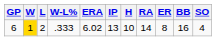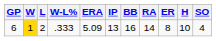columns swapped: (129, 12) <-> (183, 12)
(92, 28) 6.02 -> (92, 28) 5.09
